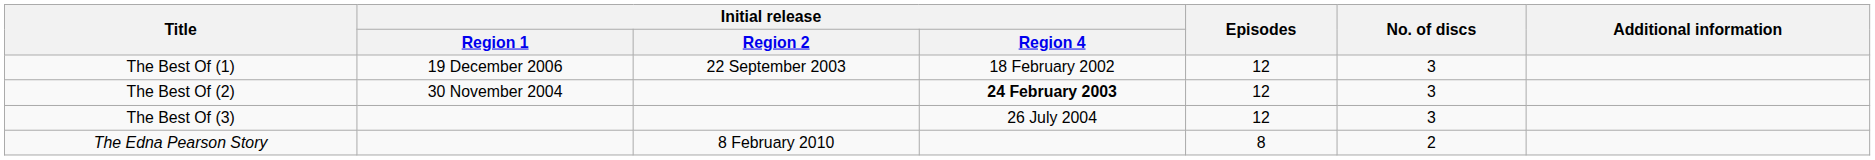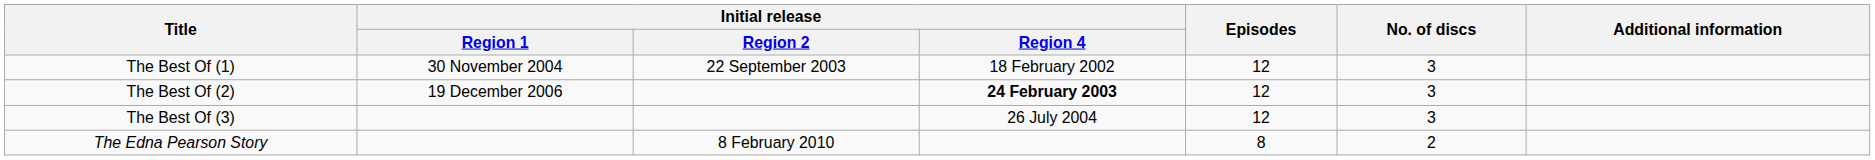(495, 67) 19 December 2006 -> (495, 67) 30 November 2004
(495, 92) 30 November 2004 -> (495, 92) 19 December 2006
